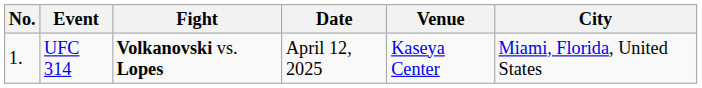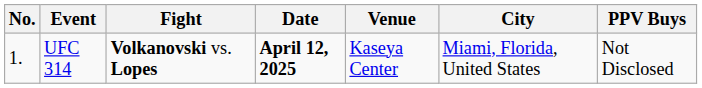+ column: (647, 18)
(319, 58) normal -> (294, 58) bold
